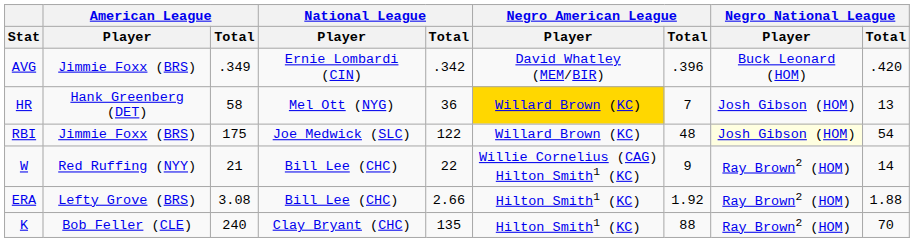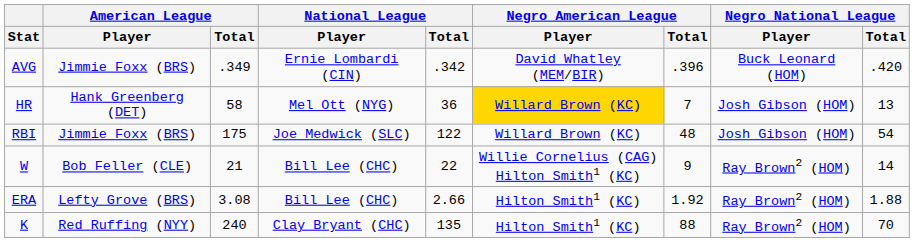(787, 135) lightyellow background -> (787, 135) no background
(127, 166) Red Ruffing (NYY) -> (127, 166) Bob Feller (CLE)
(127, 225) Bob Feller (CLE) -> (127, 225) Red Ruffing (NYY)
